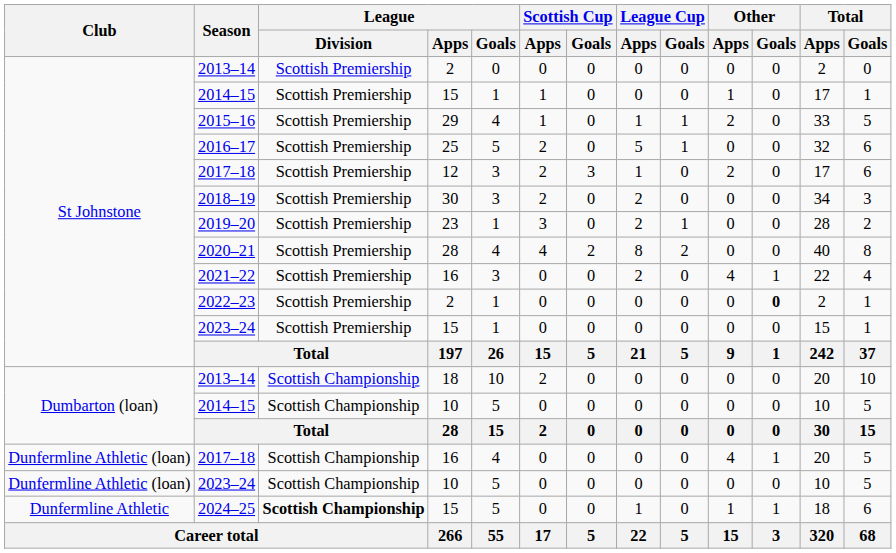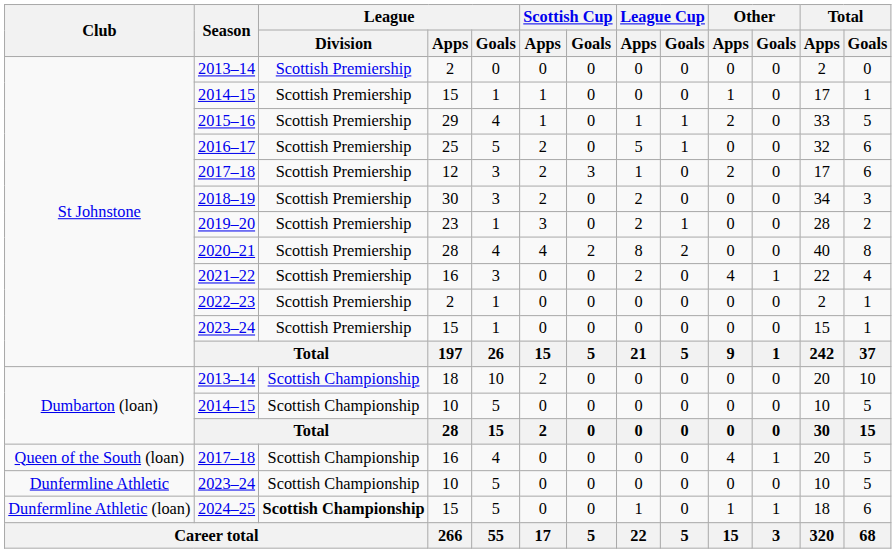(776, 302) bold -> (776, 302) normal
(99, 457) Dunfermline Athletic (loan) -> (99, 457) Queen of the South (loan)
(99, 483) Dunfermline Athletic (loan) -> (99, 483) Dunfermline Athletic
(99, 509) Dunfermline Athletic -> (99, 509) Dunfermline Athletic (loan)
